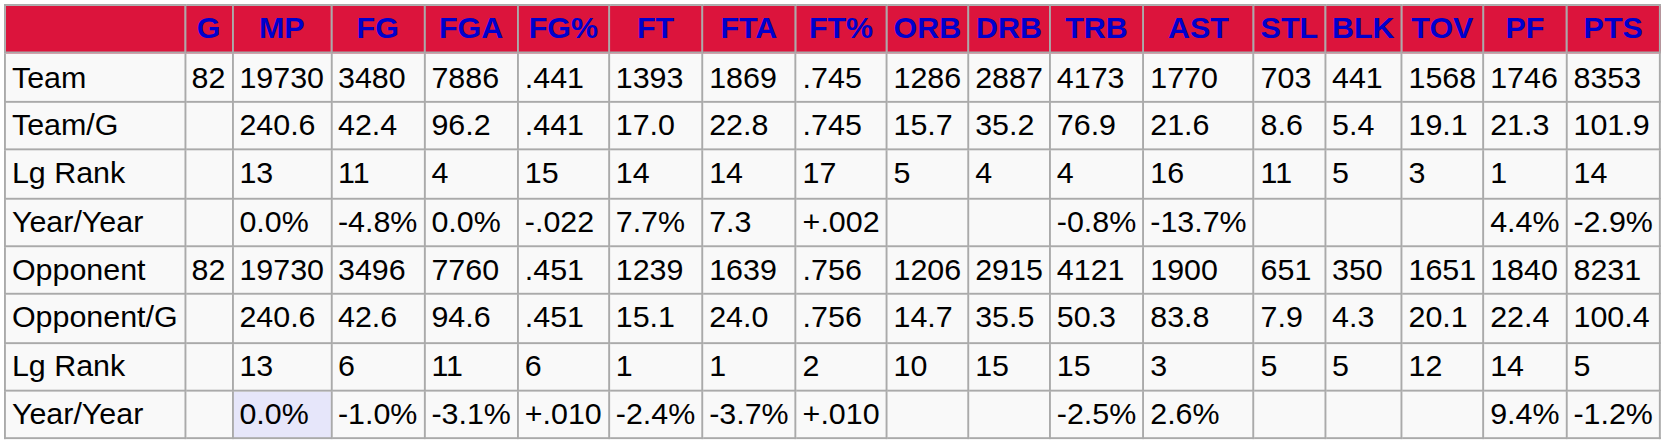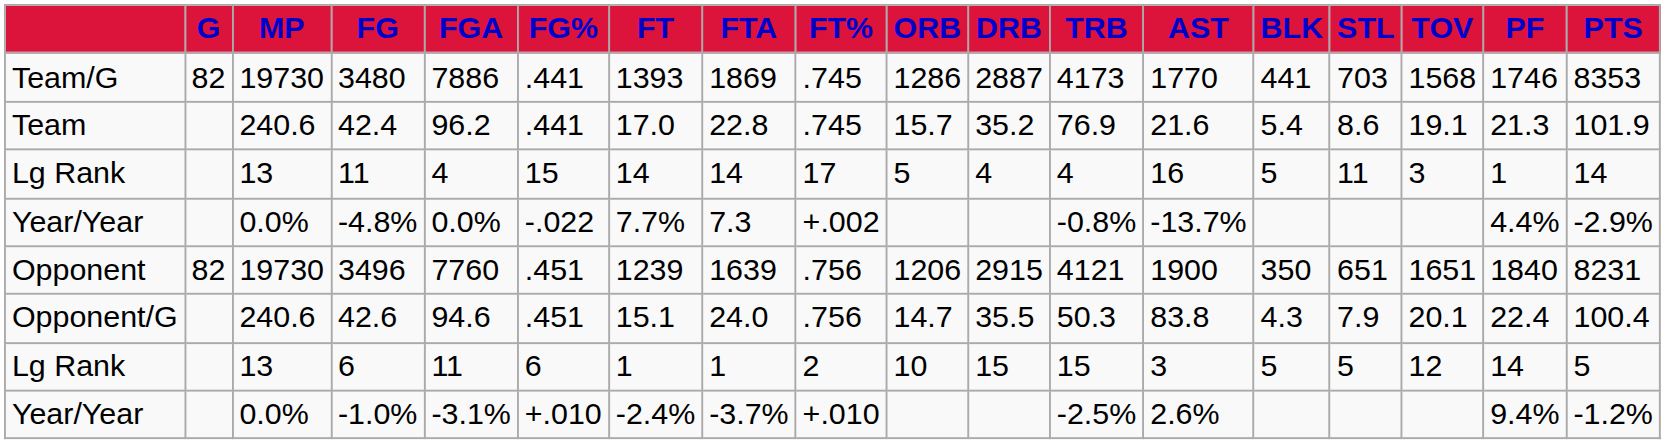columns swapped: (1289, 28) <-> (1363, 28)
(49, 76) Team -> (65, 76) Team/G
(65, 125) Team/G -> (49, 125) Team
(274, 414) lavender background -> (274, 414) no background
